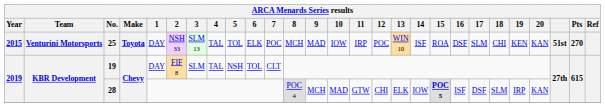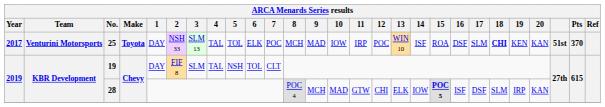(14, 43) 2015 -> (14, 43) 2017
(499, 43) normal -> (499, 43) bold
(577, 43) 270 -> (577, 43) 370
